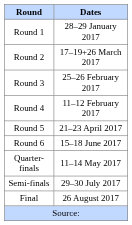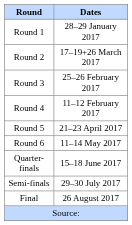(91, 143) 15–18 June 2017 -> (91, 143) 11–14 May 2017
(91, 163) 11–14 May 2017 -> (91, 163) 15–18 June 2017
